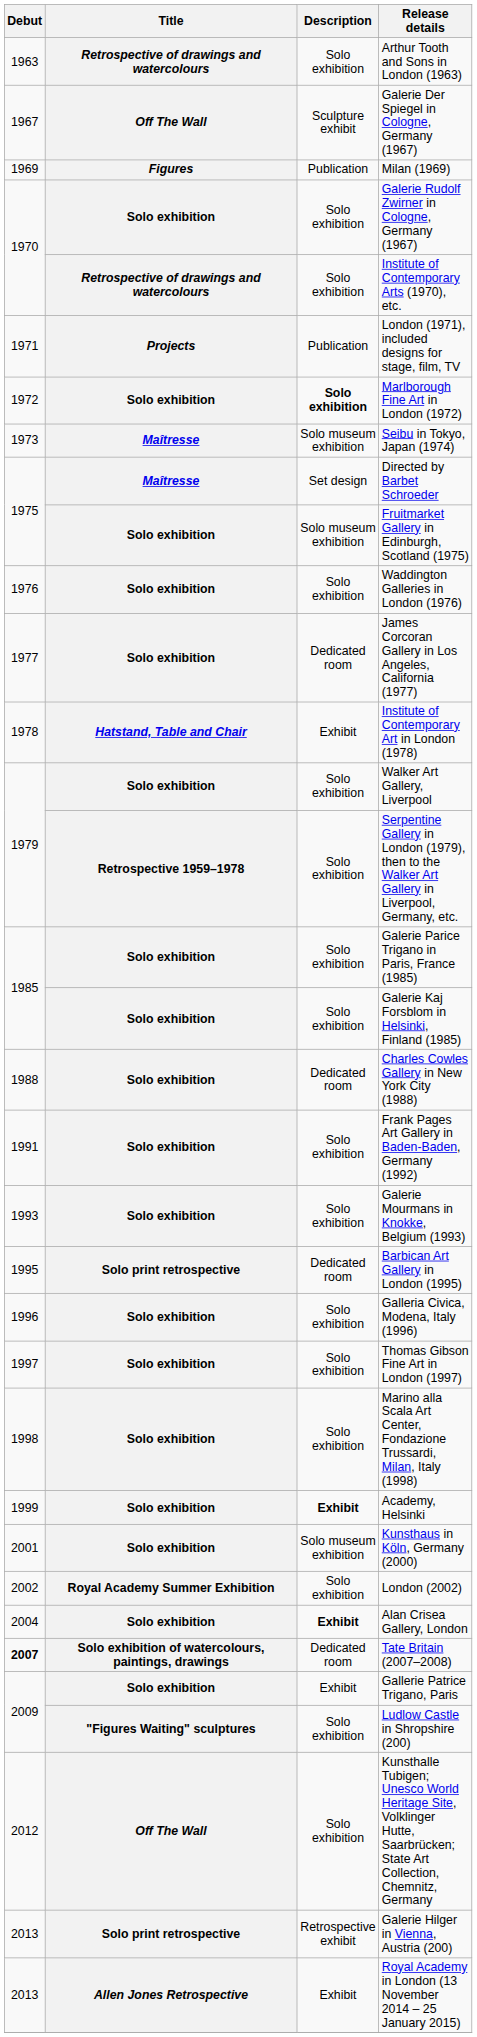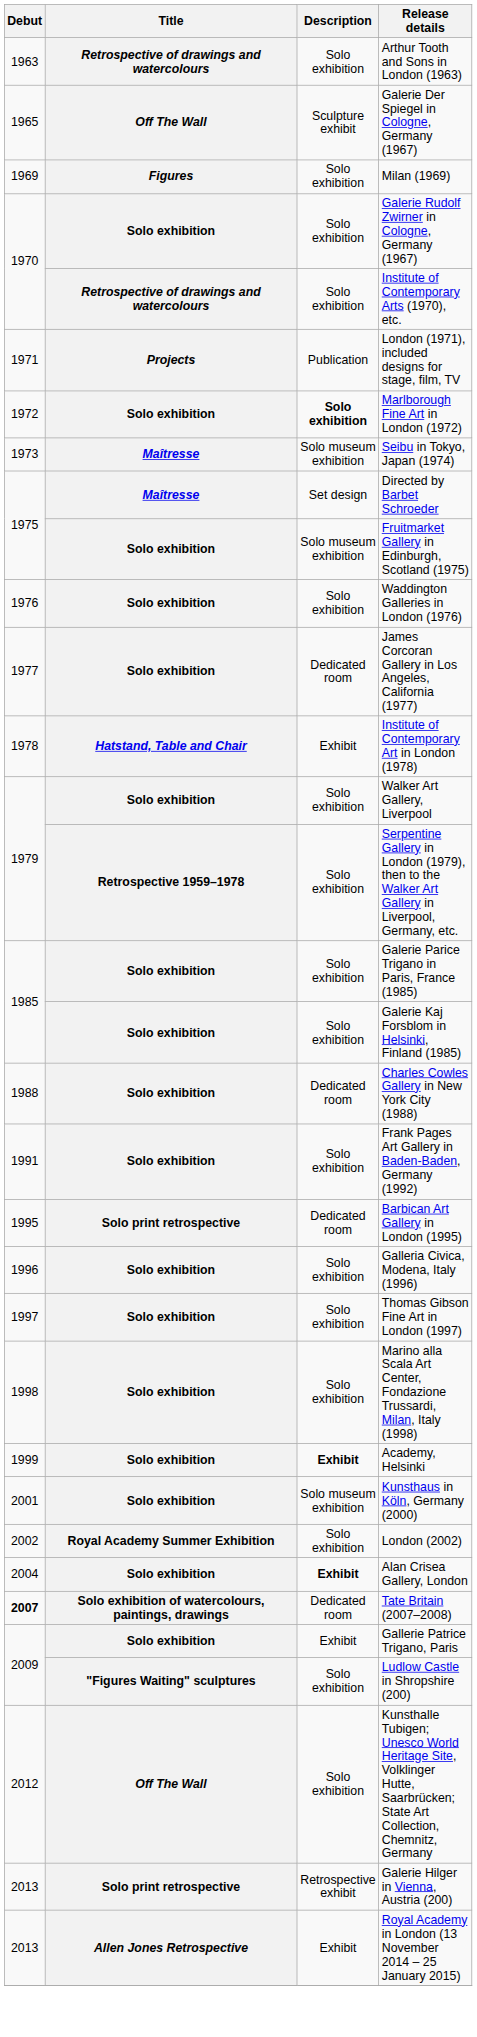(25, 122) 1967 -> (25, 122) 1965
(338, 169) Publication -> (338, 176) Solo exhibition
- row: (424, 1215)
